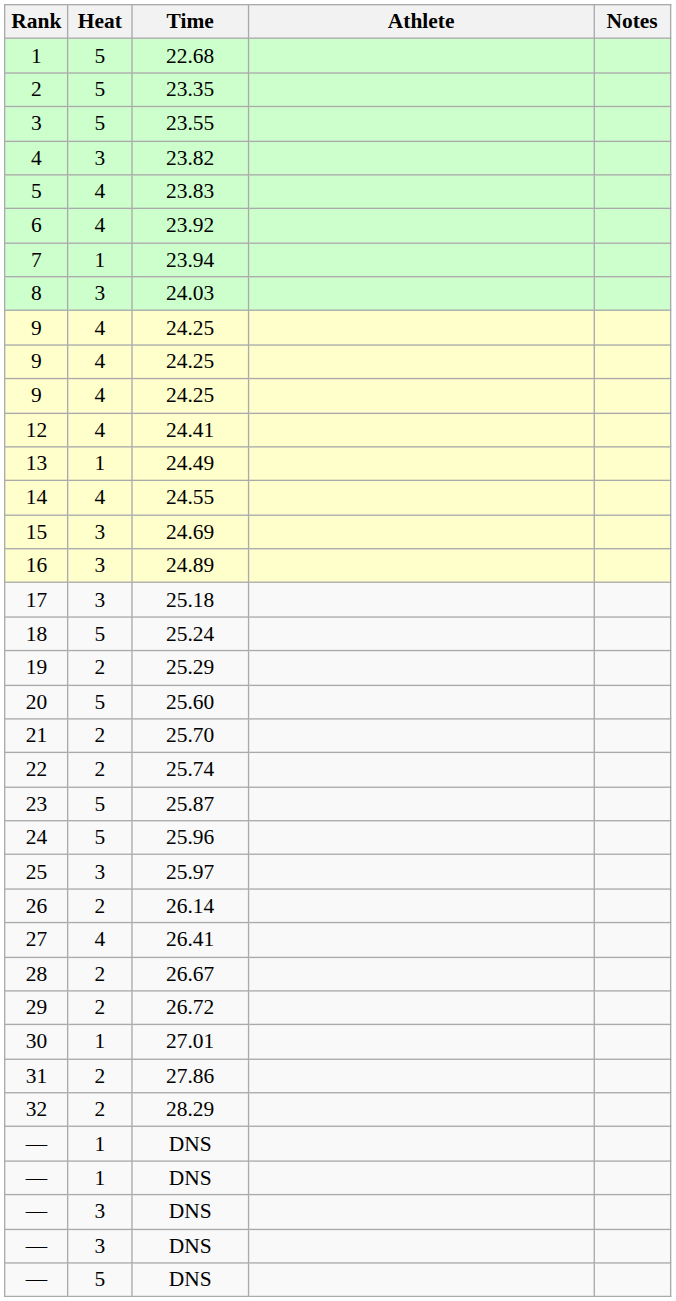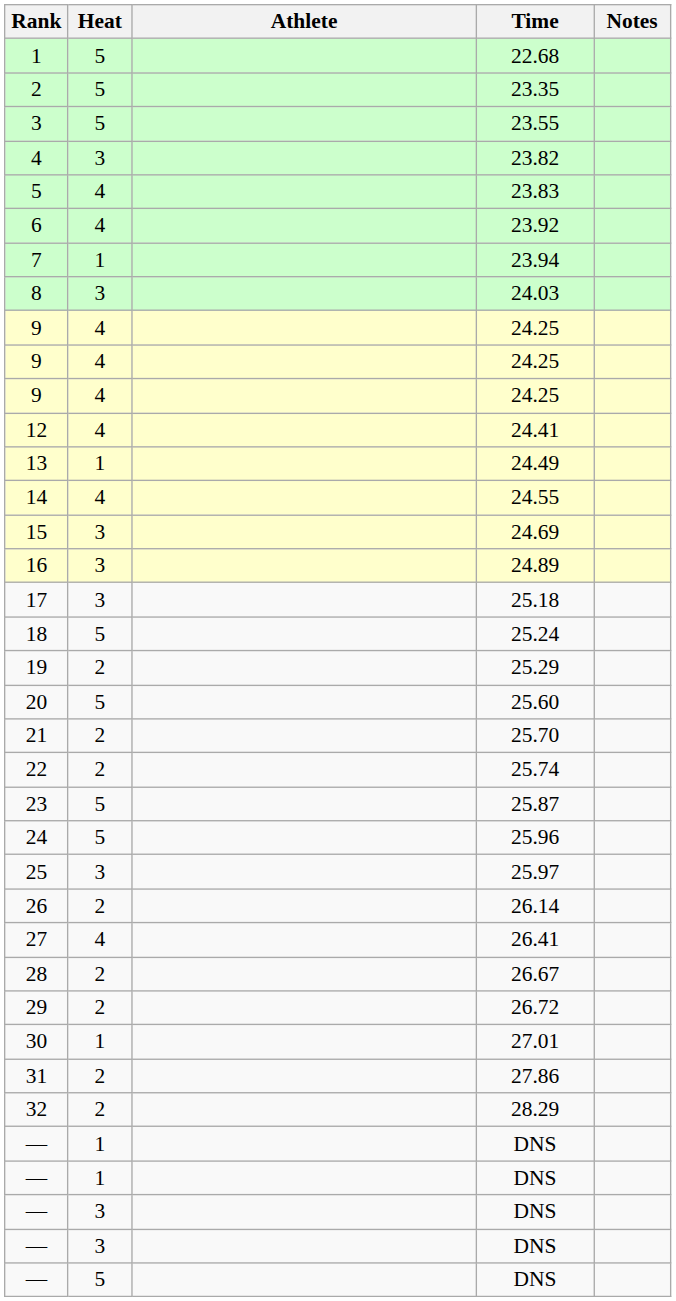columns swapped: (421, 21) <-> (190, 21)
